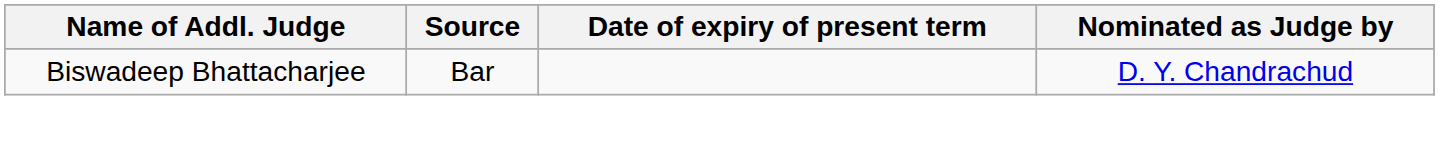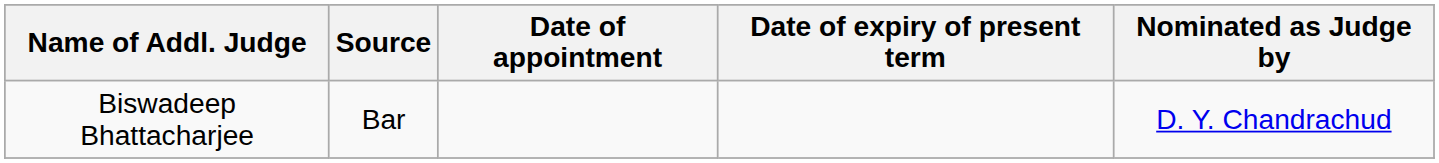+ column: (578, 42)
